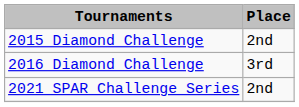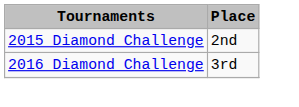- row: (124, 89)
